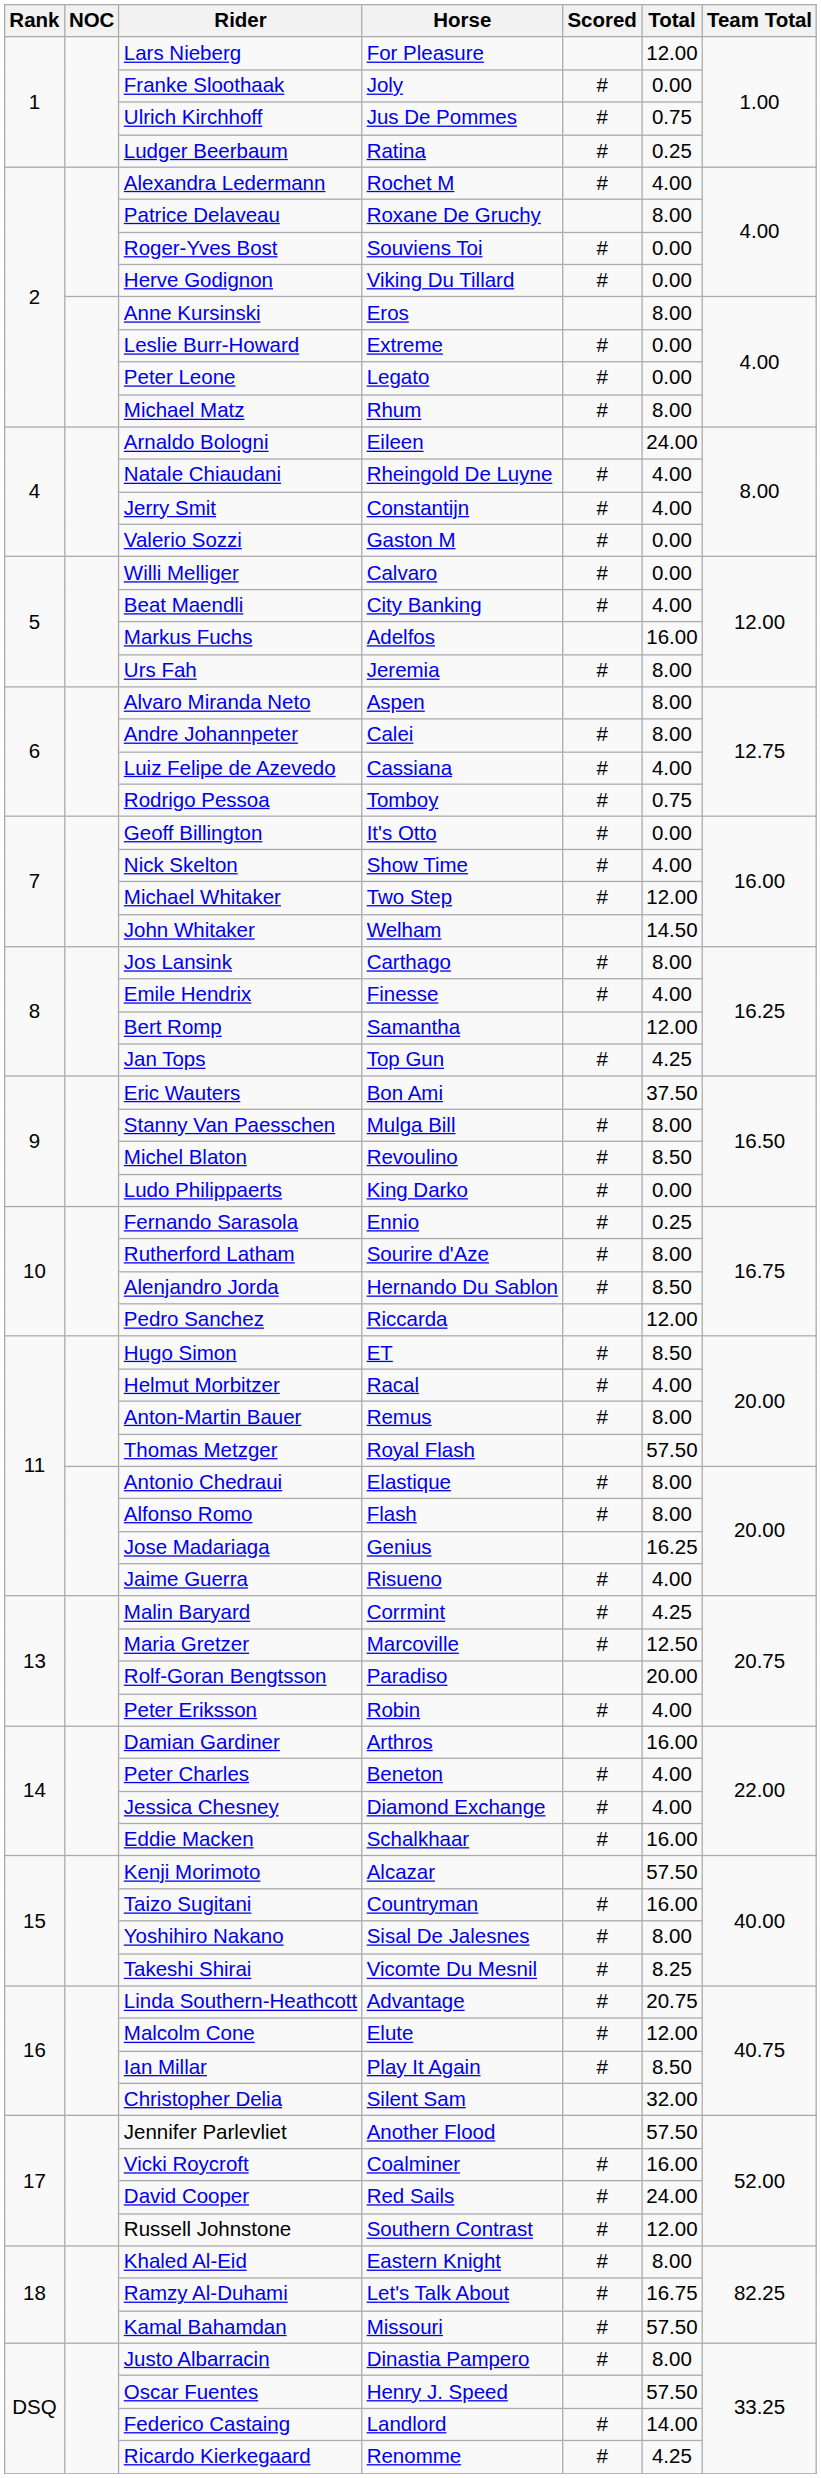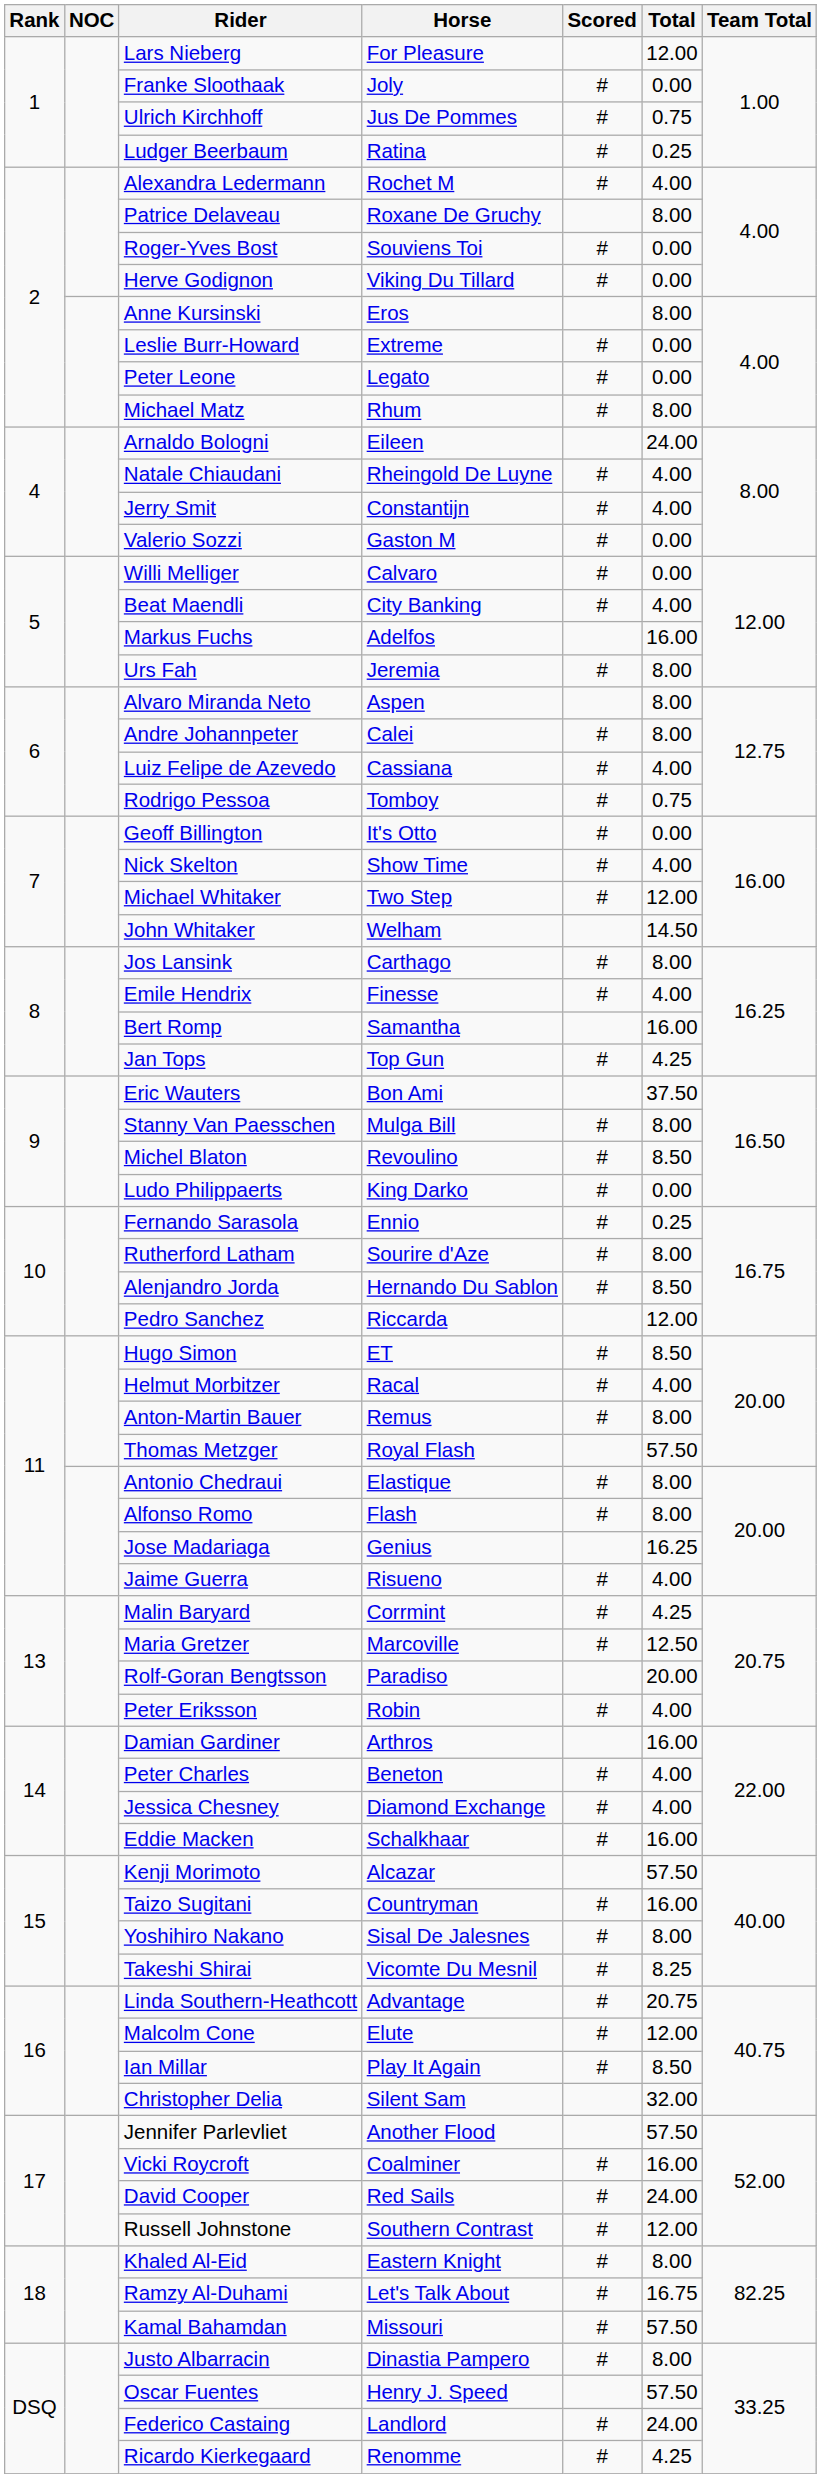(672, 1027) 12.00 -> (672, 1027) 16.00
(672, 2424) 14.00 -> (672, 2424) 24.00
